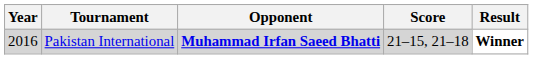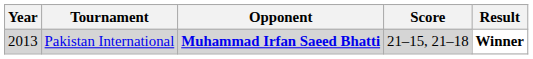(23, 41) 2016 -> (23, 41) 2013
